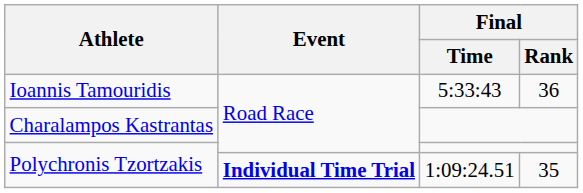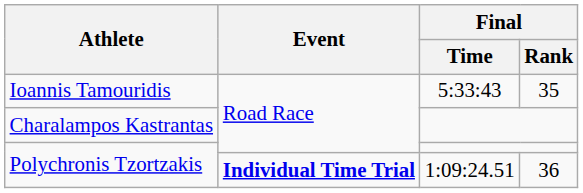(549, 90) 36 -> (549, 90) 35
(549, 169) 35 -> (549, 169) 36
